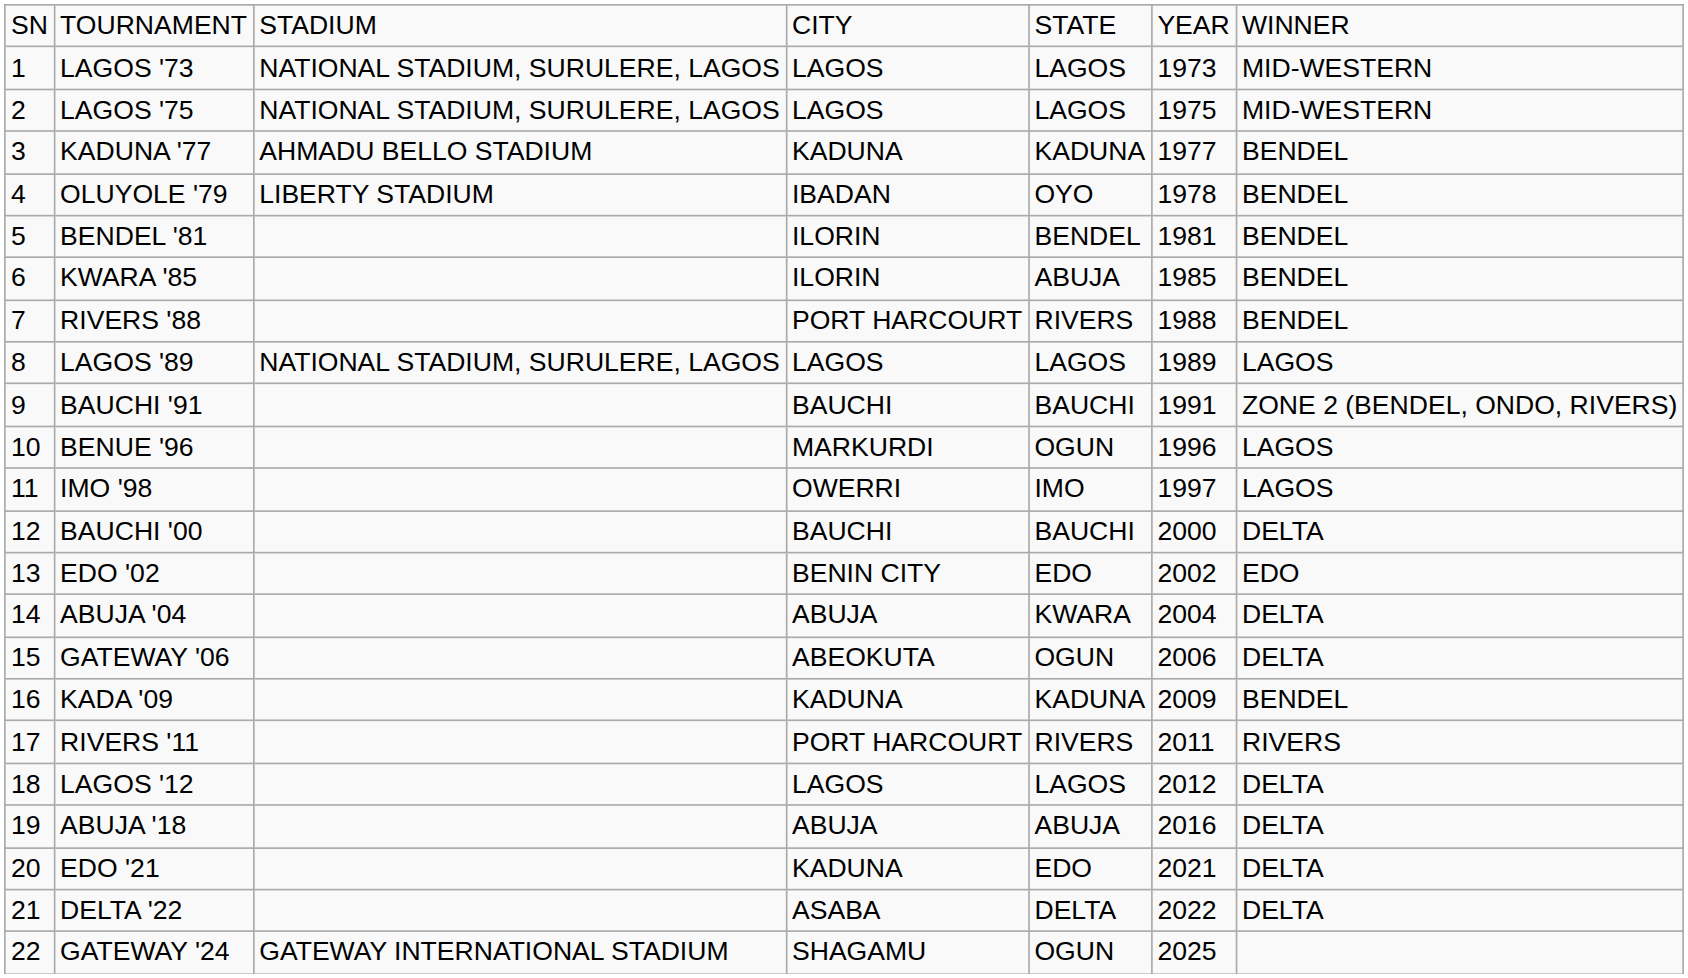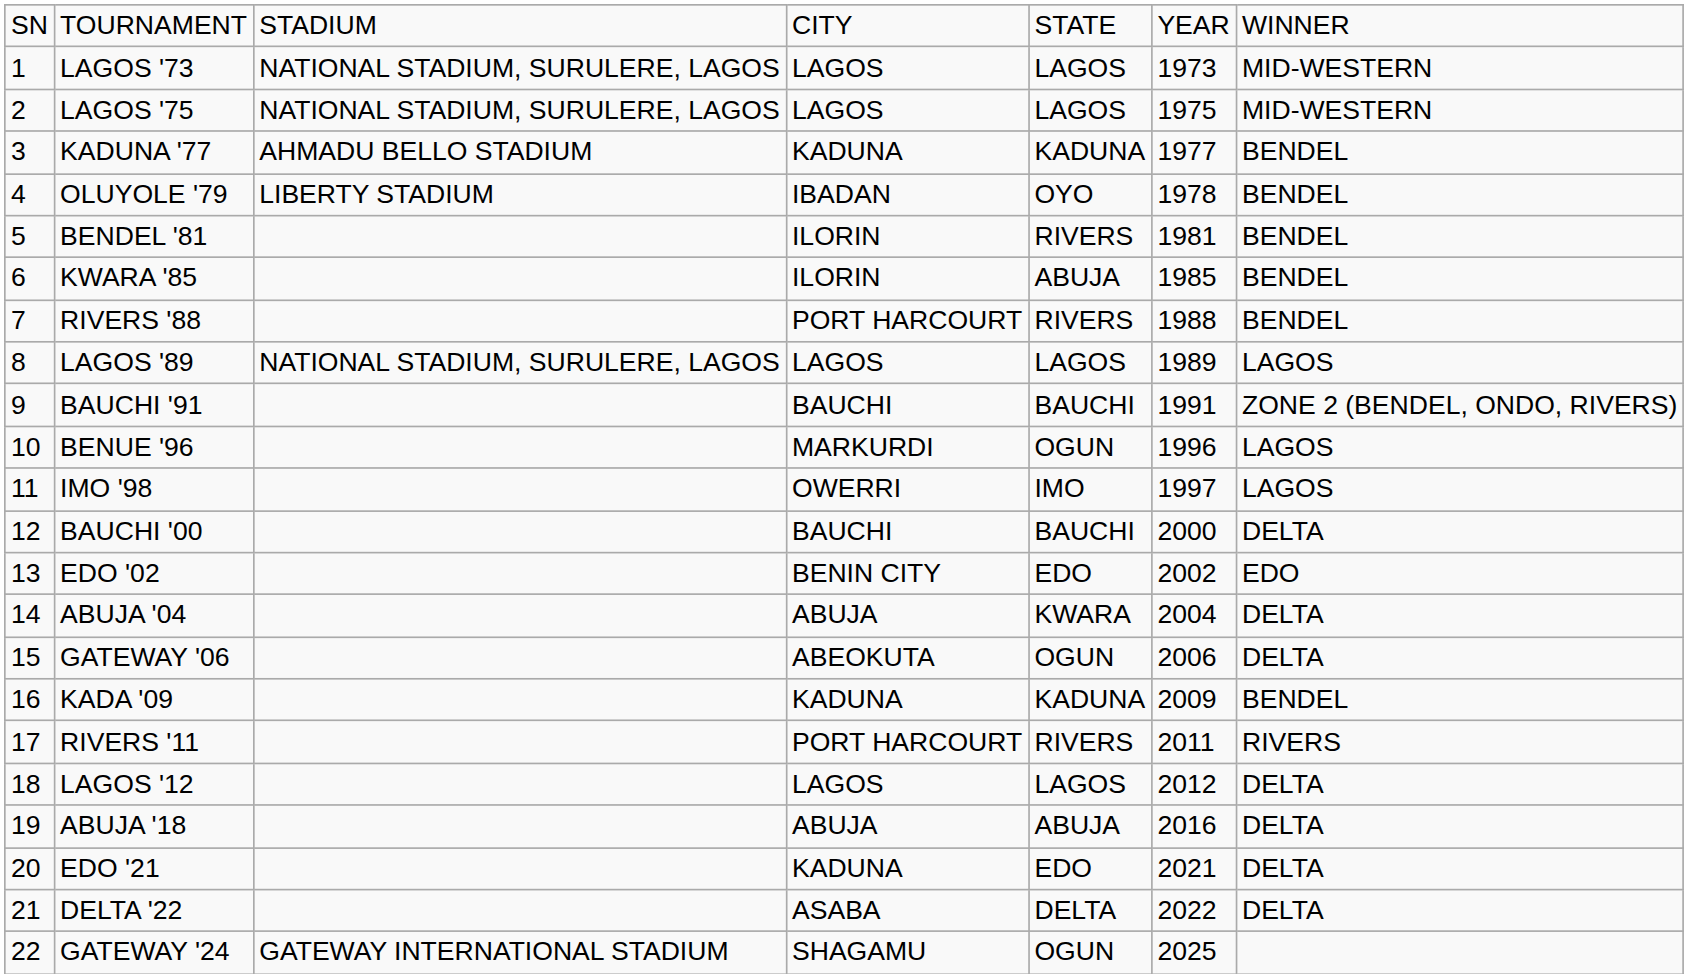(1088, 236) BENDEL -> (1084, 236) RIVERS
